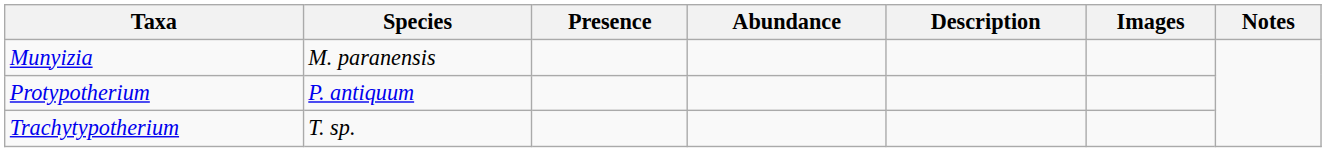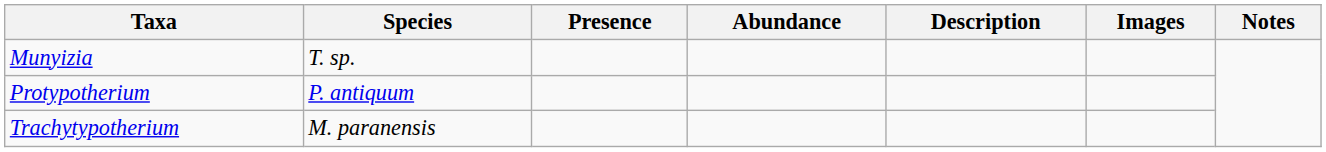(372, 57) M. paranensis -> (332, 57) T. sp.
(332, 127) T. sp. -> (372, 127) M. paranensis
